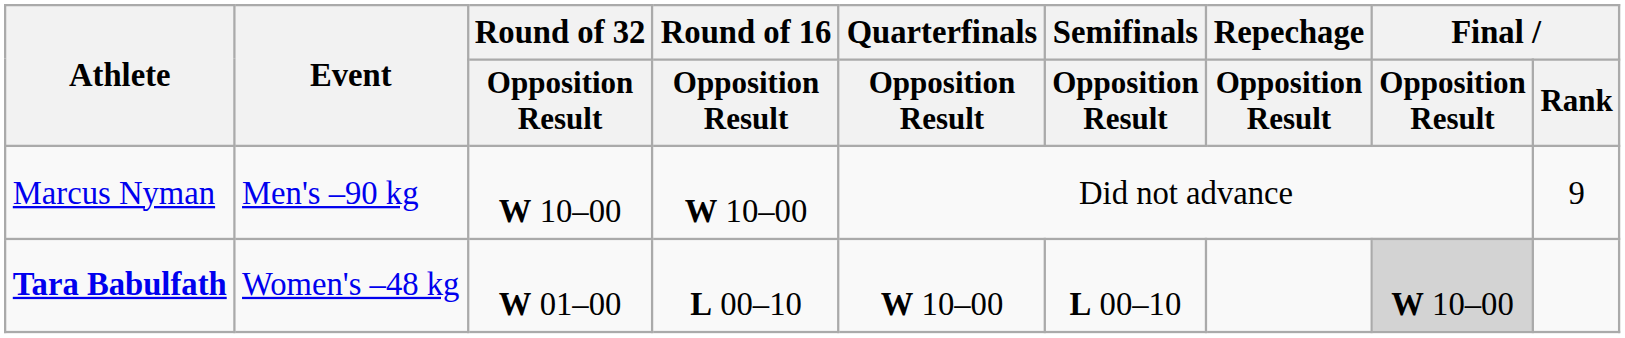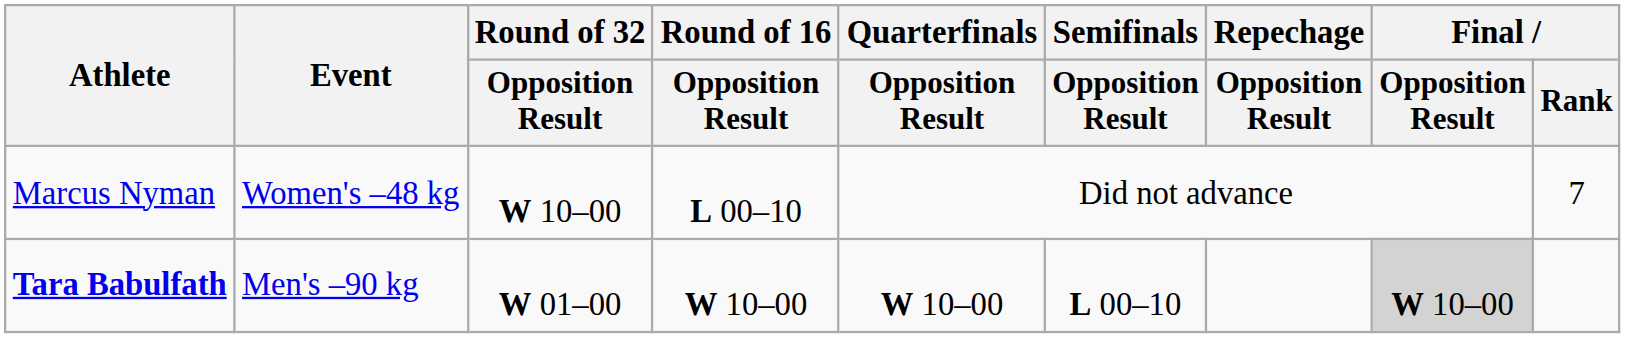(330, 192) Men's –90 kg -> (351, 192) Women's –48 kg
(746, 211) W 10–00 -> (746, 211) L 00–10
(1577, 192) 9 -> (1577, 192) 7
(351, 284) Women's –48 kg -> (330, 284) Men's –90 kg
(746, 304) L 00–10 -> (746, 304) W 10–00
